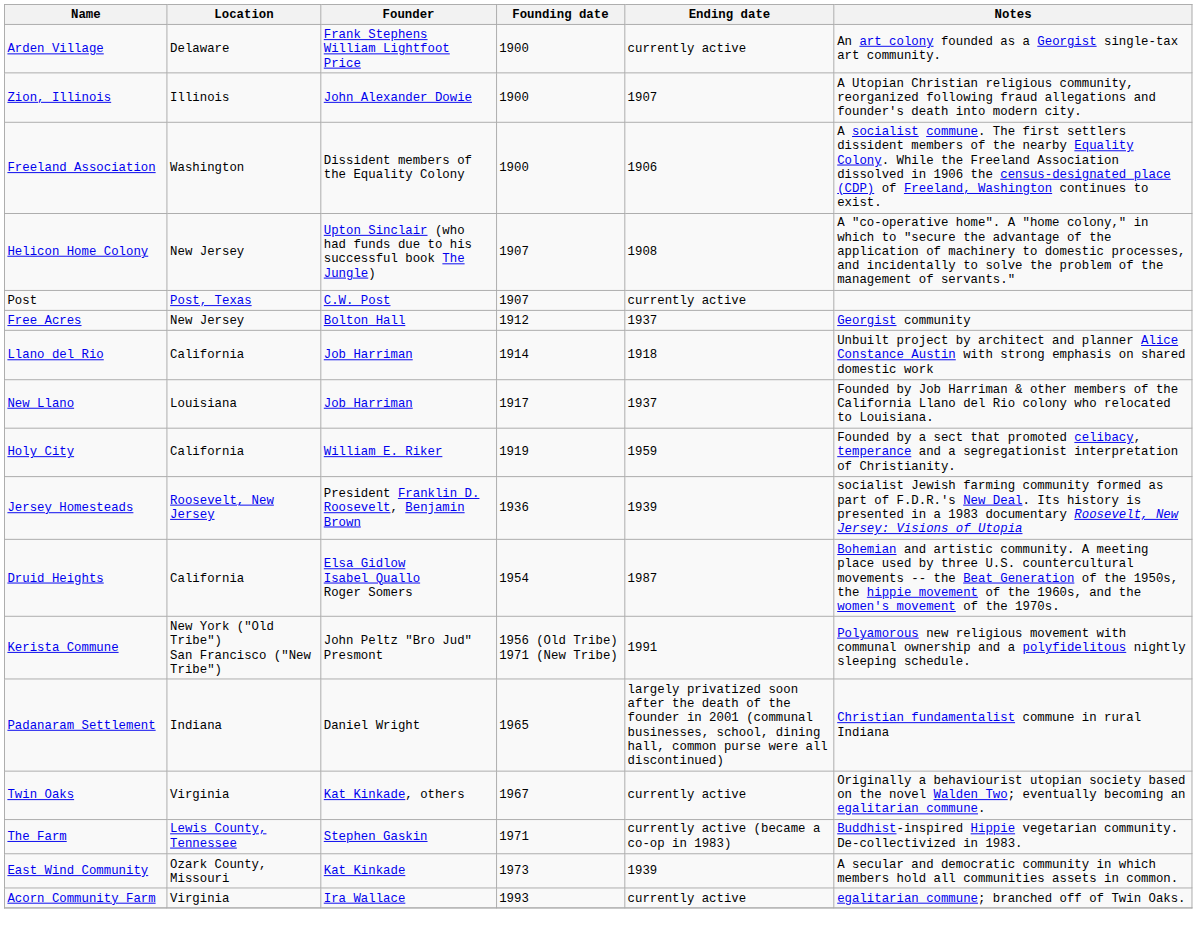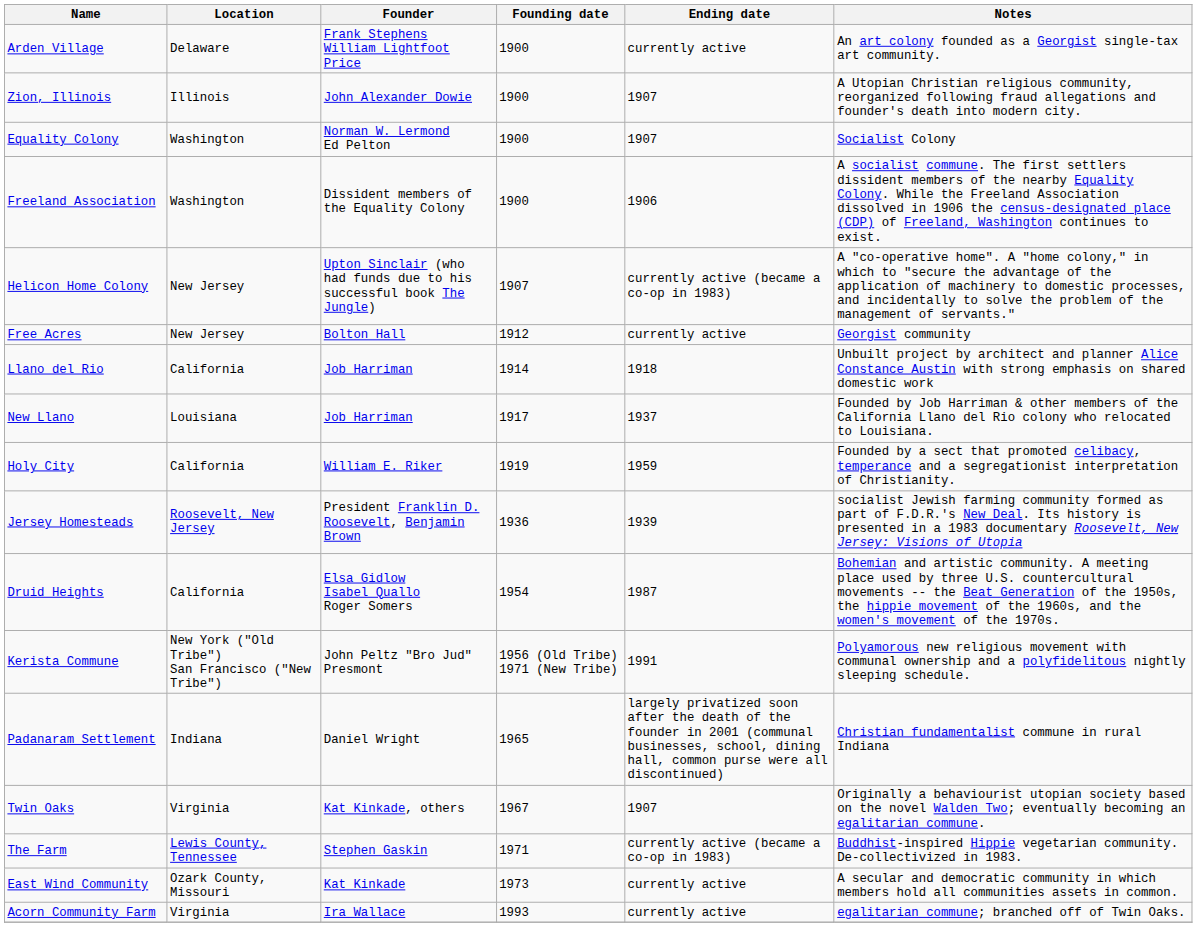+ row: (63, 139)
(642, 252) 1908 -> (724, 286) currently active (became a co-op in 1983)
- row: (22, 300)
(642, 321) 1937 -> (687, 335) currently active
(687, 795) currently active -> (642, 809) 1907
(642, 871) 1939 -> (687, 885) currently active
